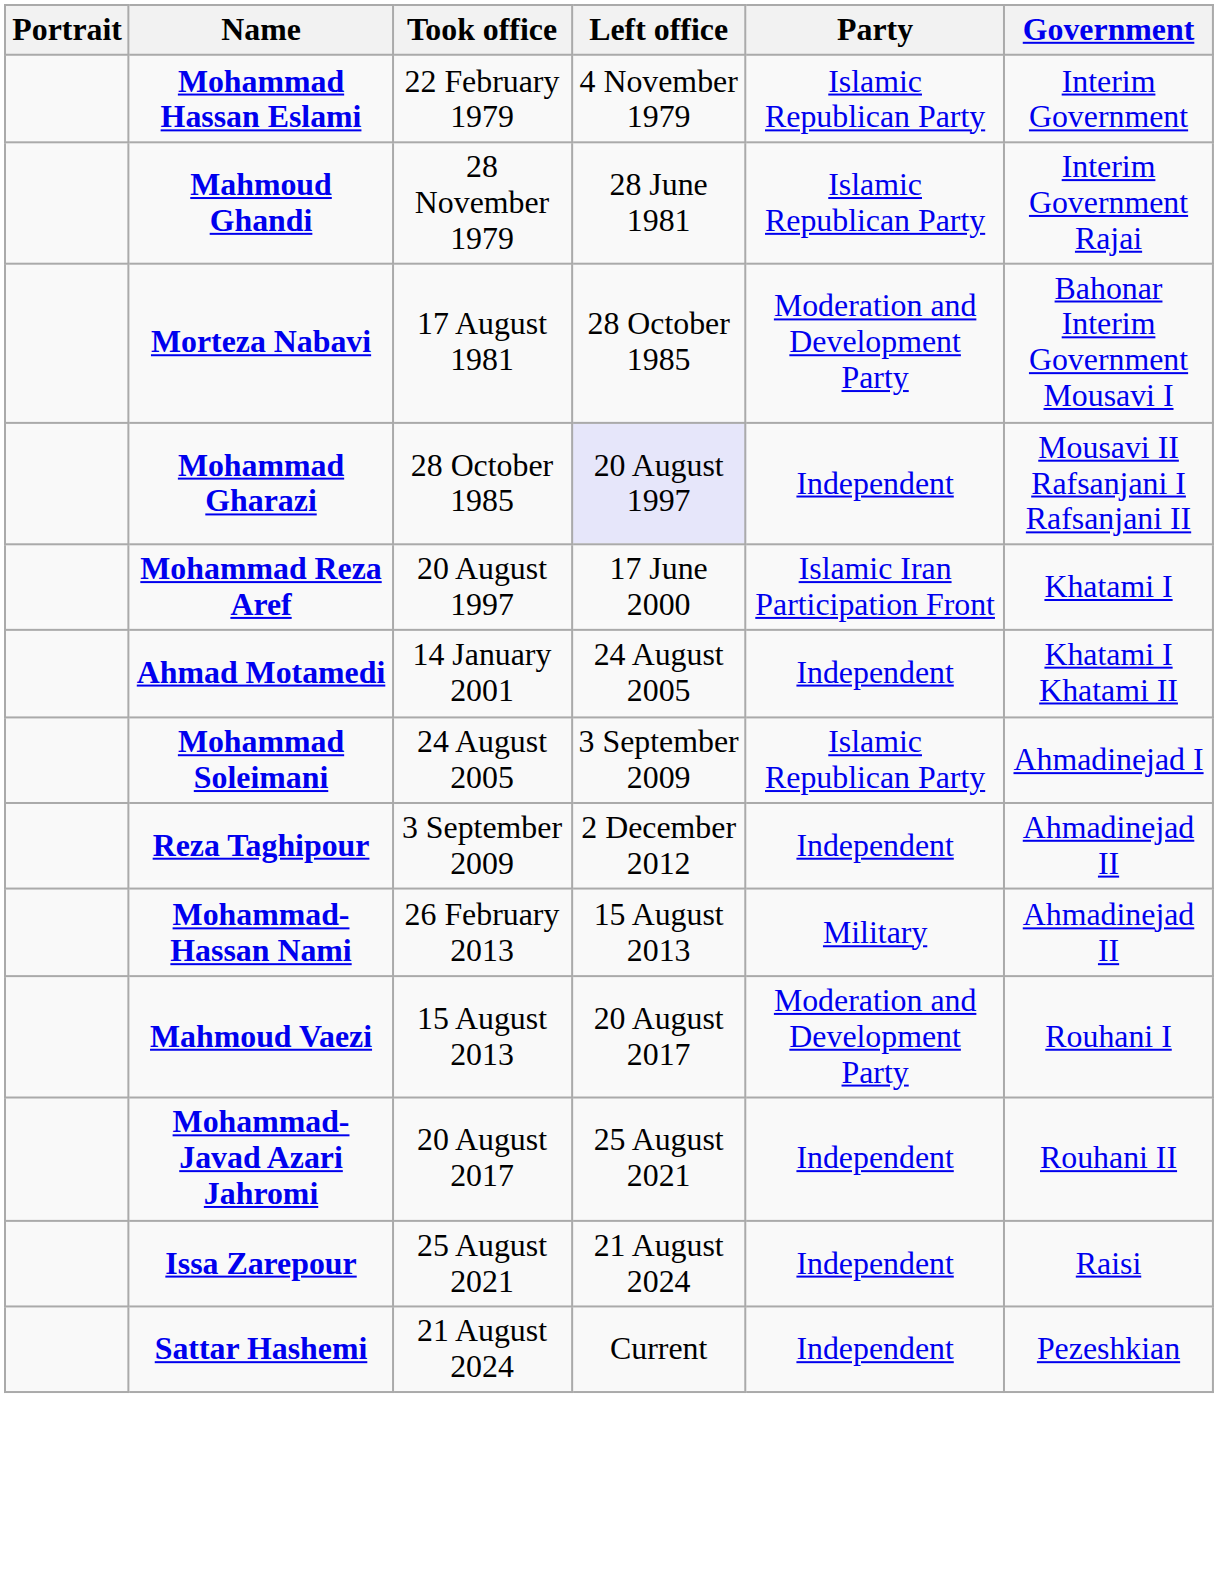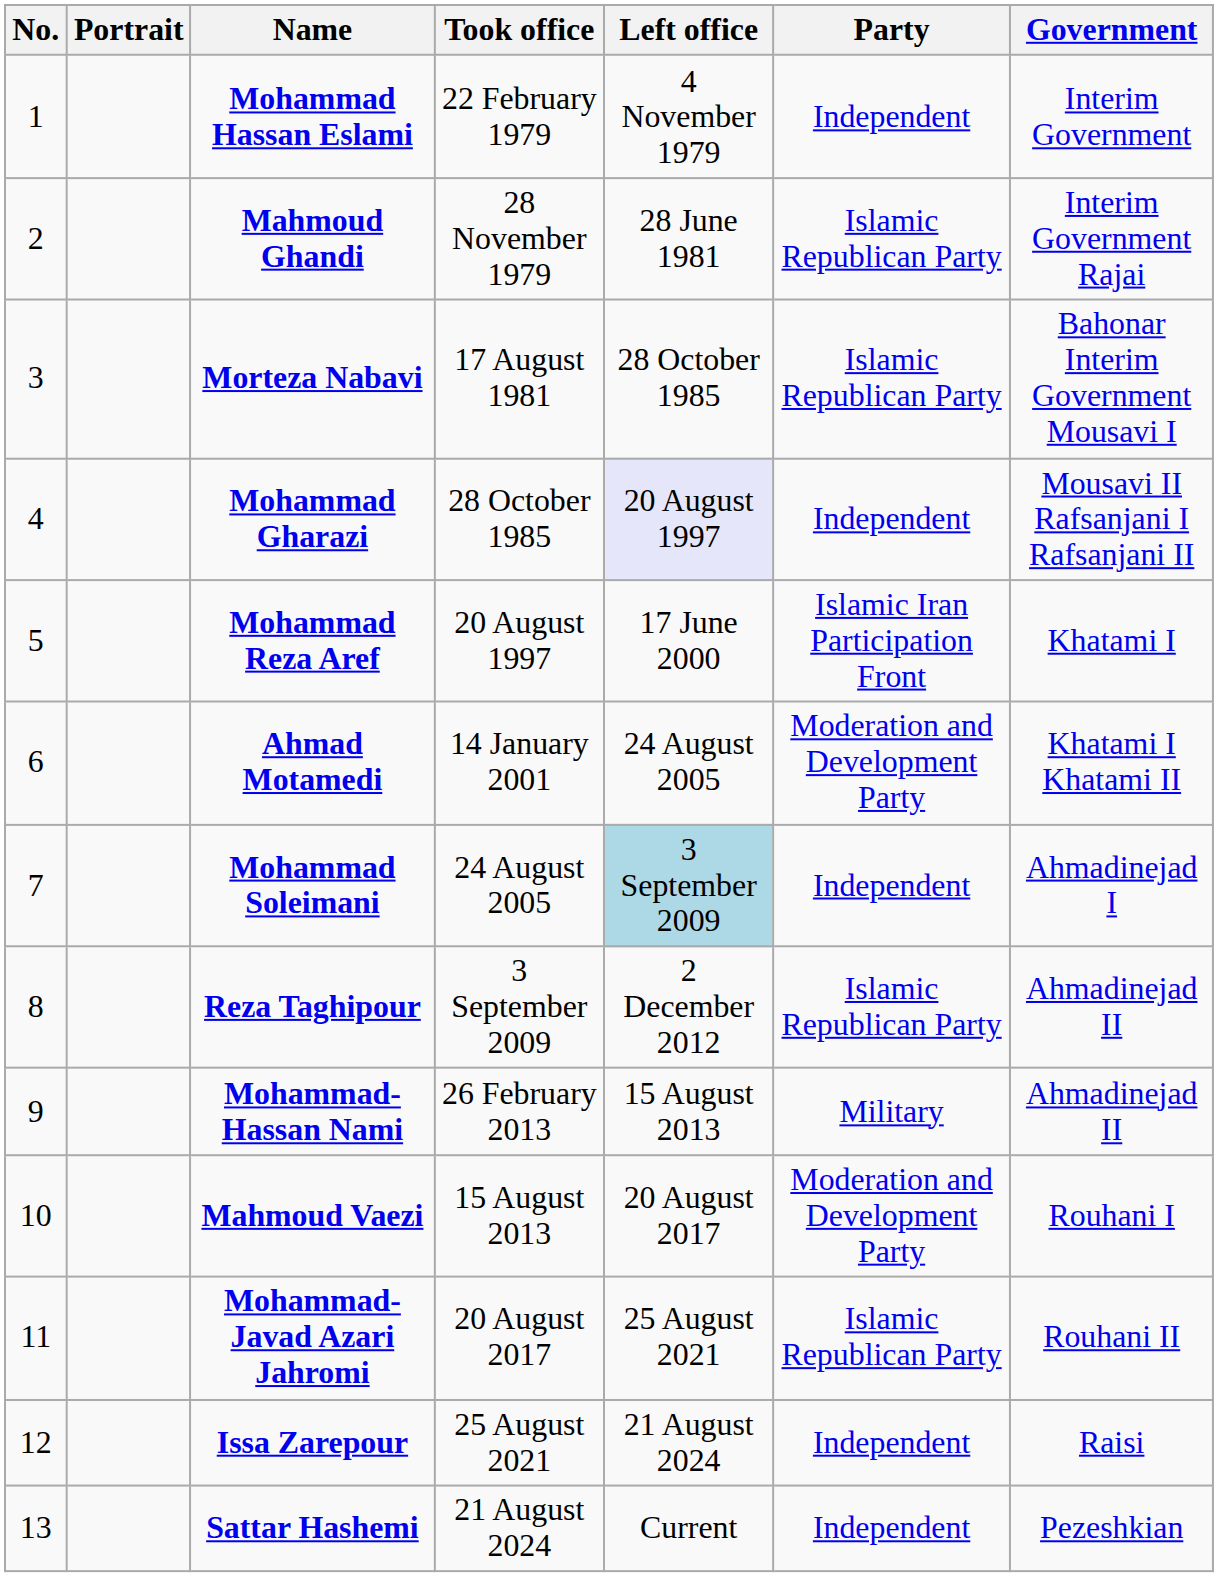+ column: (36, 29)
(875, 98) Islamic Republican Party -> (892, 116) Independent
(875, 342) Moderation and Development Party -> (892, 378) Islamic Republican Party
(875, 673) Independent -> (892, 762) Moderation and Development Party
(659, 759) no background -> (689, 884) lightblue background
(875, 759) Islamic Republican Party -> (892, 884) Independent
(875, 845) Independent -> (892, 1006) Islamic Republican Party
(875, 1158) Independent -> (892, 1337) Islamic Republican Party
